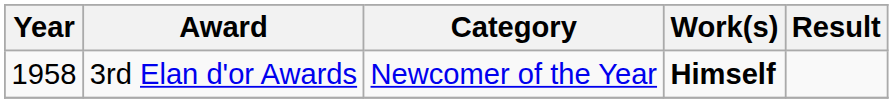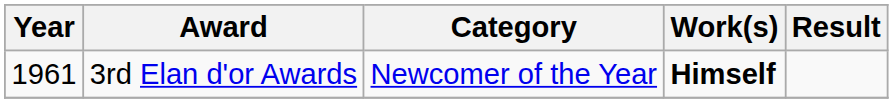(44, 73) 1958 -> (44, 73) 1961
